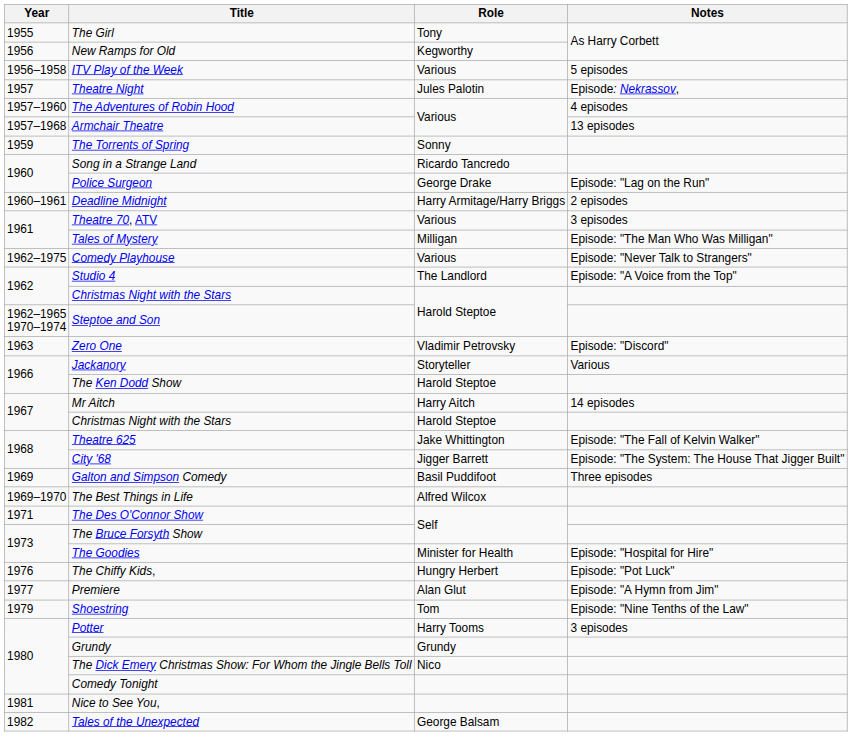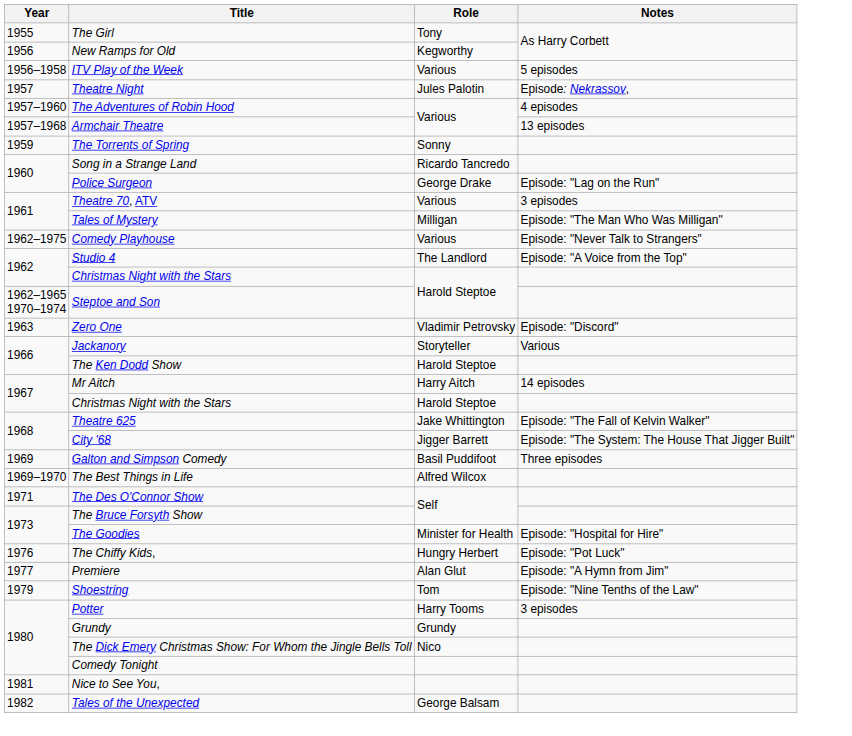- row: (37, 201)
